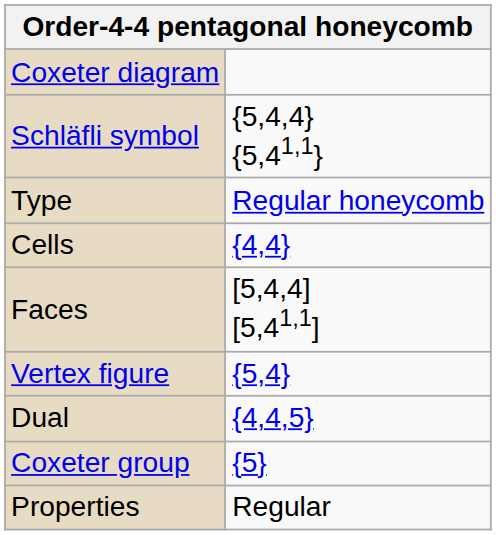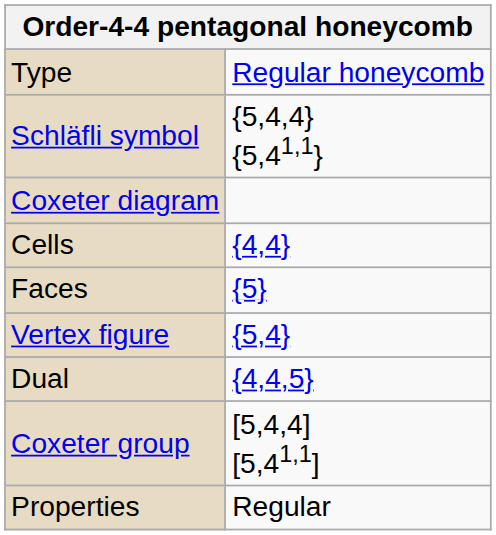rows swapped: (42, 200) <-> (115, 71)
(276, 309) [5,4,4] [5,41,1] -> (250, 289) {5}
(250, 462) {5} -> (276, 443) [5,4,4] [5,41,1]
